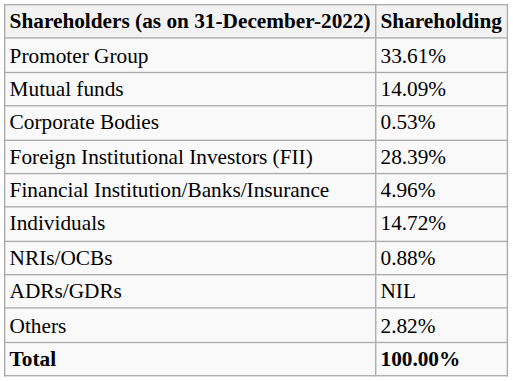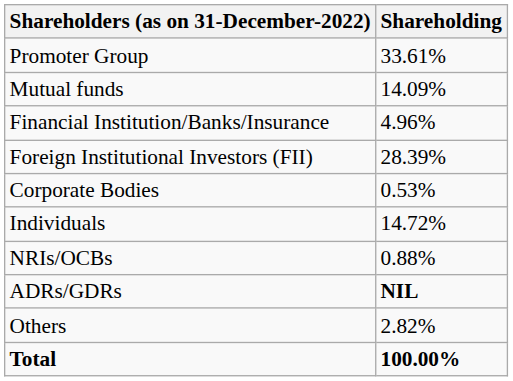rows swapped: (169, 190) <-> (84, 122)
(398, 291) normal -> (399, 291) bold
